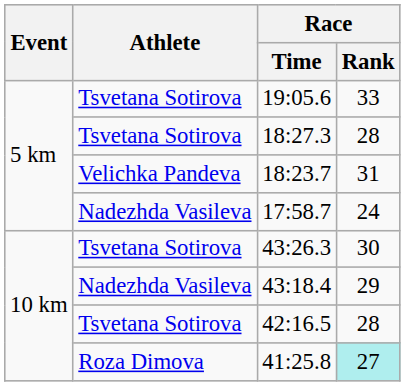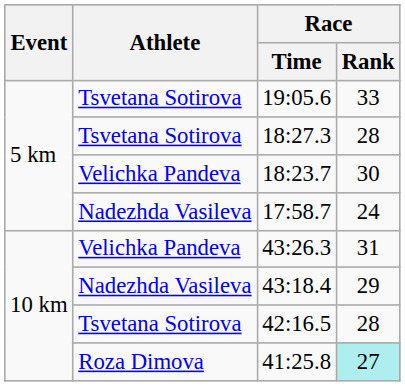(368, 173) 31 -> (368, 173) 30
(160, 248) Tsvetana Sotirova -> (159, 248) Velichka Pandeva
(368, 248) 30 -> (368, 248) 31
